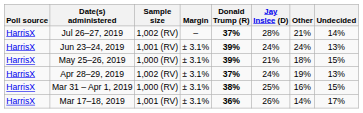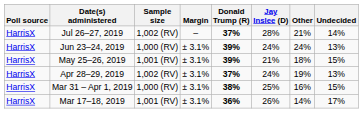(157, 47) 1,001 (RV) -> (157, 47) 1,000 (RV)
(157, 61) 1,000 (RV) -> (157, 61) 1,001 (RV)
